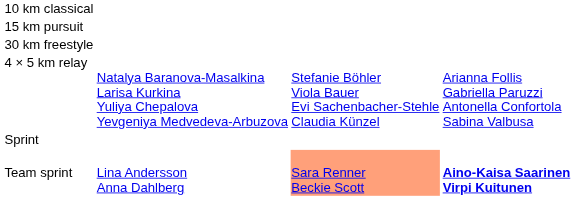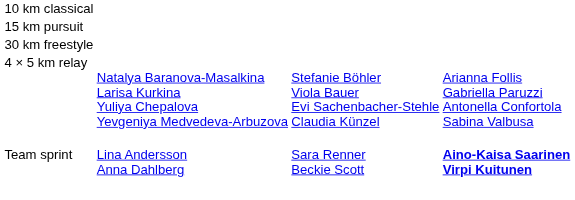- row: (22, 140)
(329, 180) lightsalmon background -> (329, 162) no background
